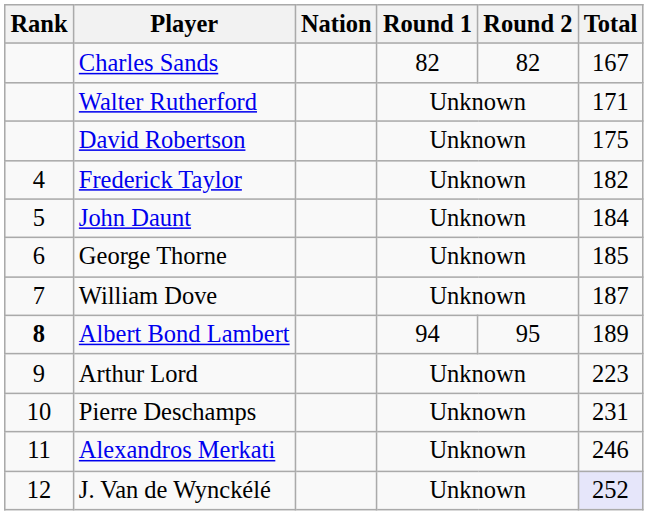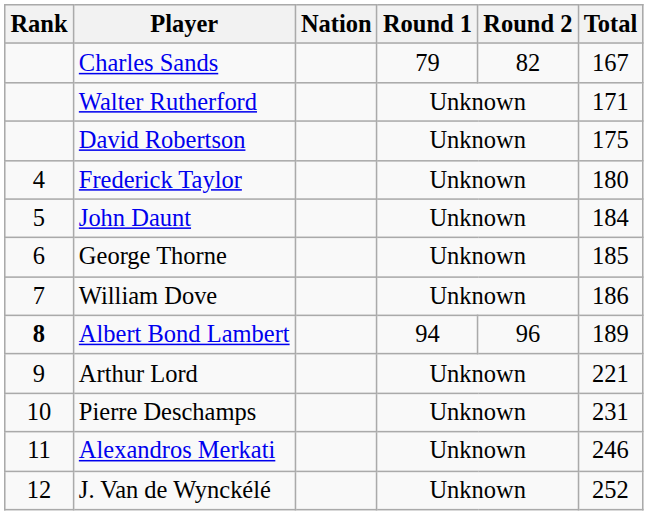(427, 62) 82 -> (427, 62) 79
(610, 179) 182 -> (610, 179) 180
(610, 295) 187 -> (610, 295) 186
(528, 334) 95 -> (528, 334) 96
(610, 373) 223 -> (610, 373) 221
(610, 489) lavender background -> (610, 489) no background
